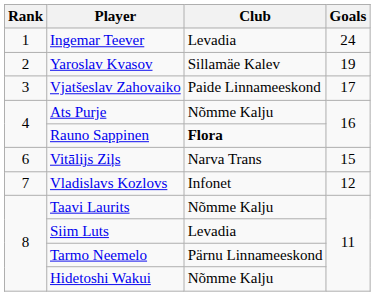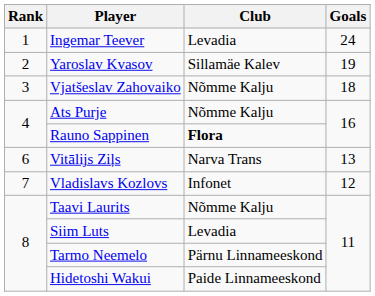(254, 87) Paide Linnameeskond -> (230, 87) Nõmme Kalju
(348, 87) 17 -> (348, 87) 18
(348, 159) 15 -> (348, 159) 13
(230, 278) Nõmme Kalju -> (254, 278) Paide Linnameeskond
